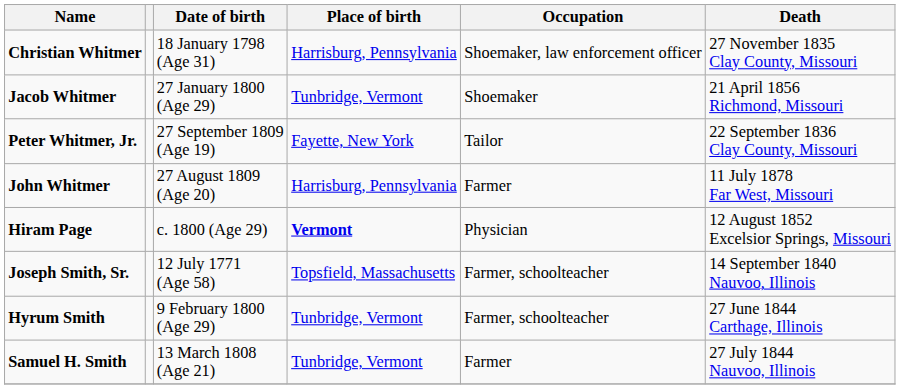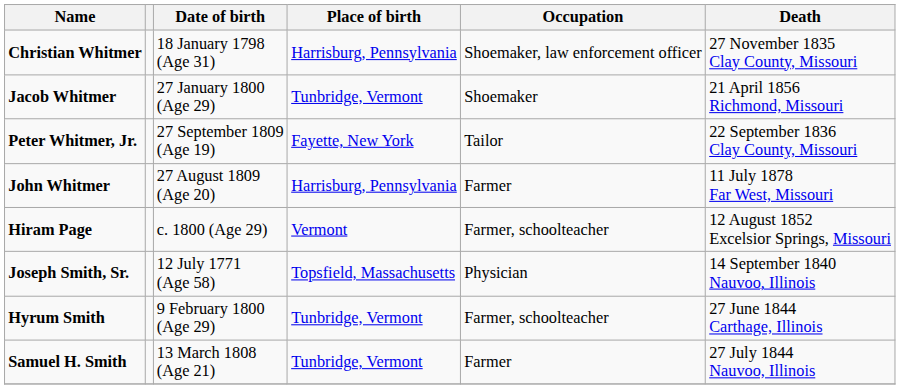(322, 229) bold -> (319, 229) normal
(496, 229) Physician -> (536, 229) Farmer, schoolteacher
(536, 273) Farmer, schoolteacher -> (496, 273) Physician
